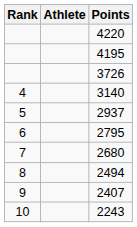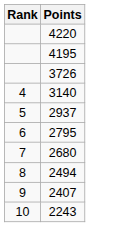- column: (65, 14)
